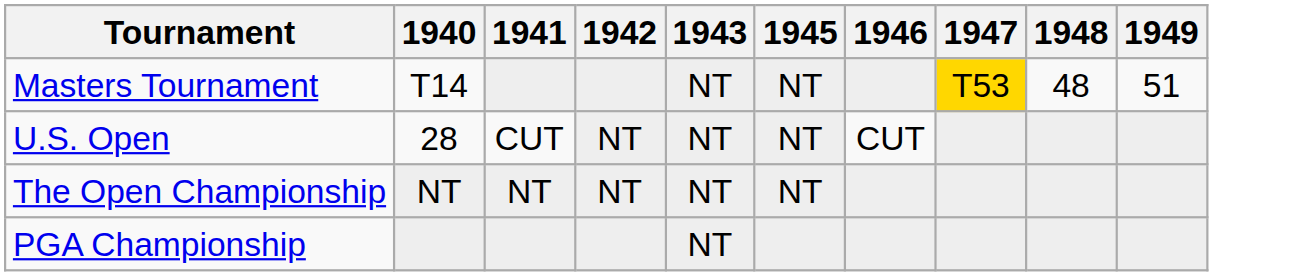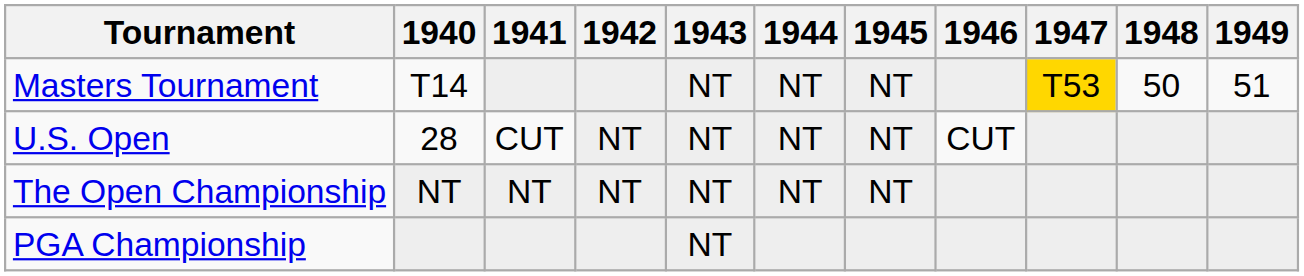+ column: (800, 32)
(1071, 85) 48 -> (1161, 85) 50
